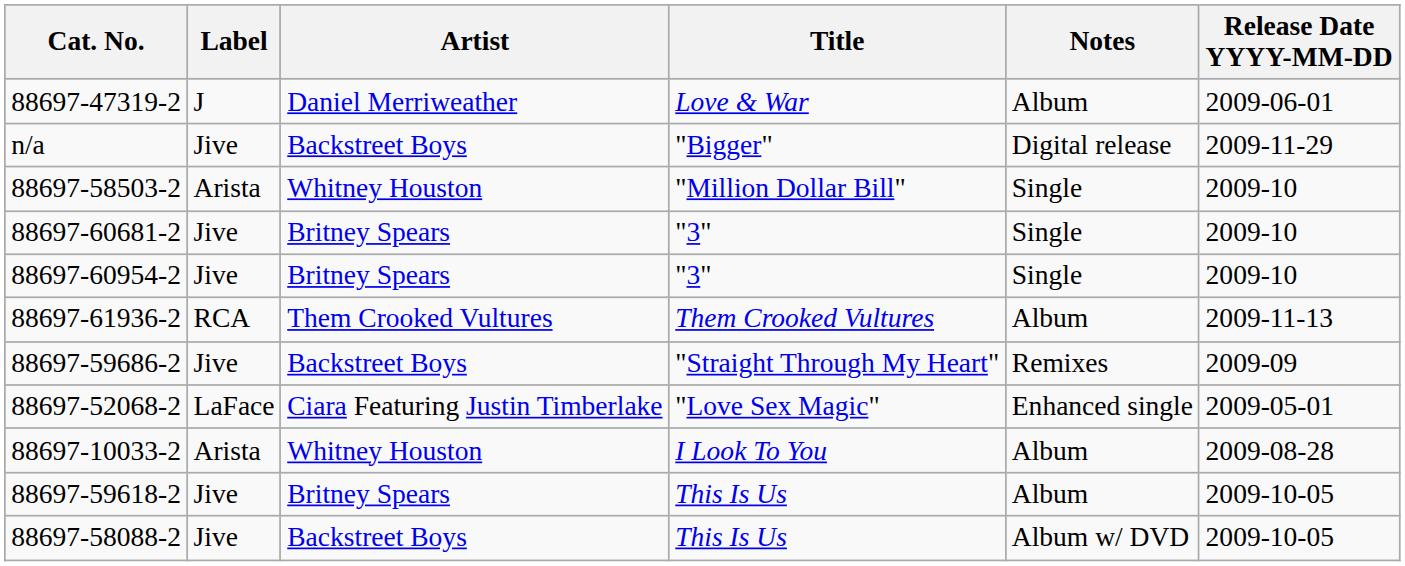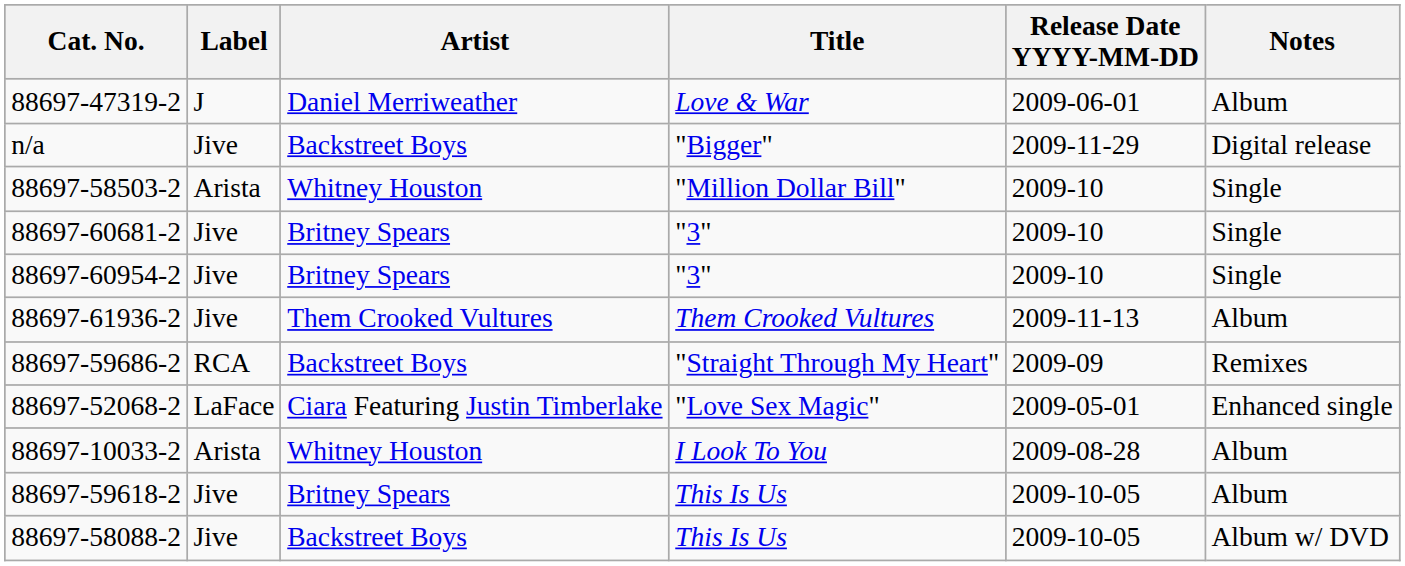columns swapped: (1299, 41) <-> (1102, 41)
(222, 319) RCA -> (216, 319) Jive
(216, 362) Jive -> (222, 362) RCA
